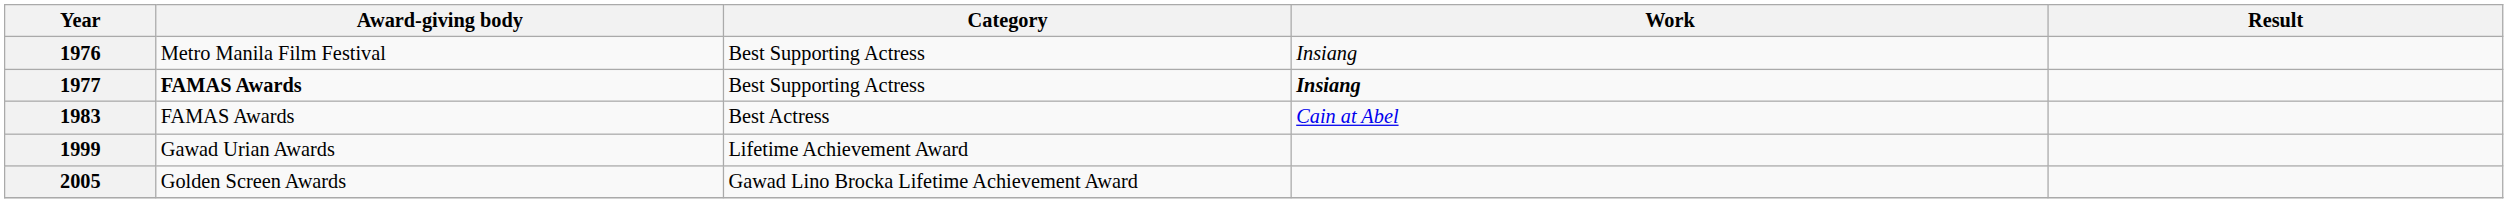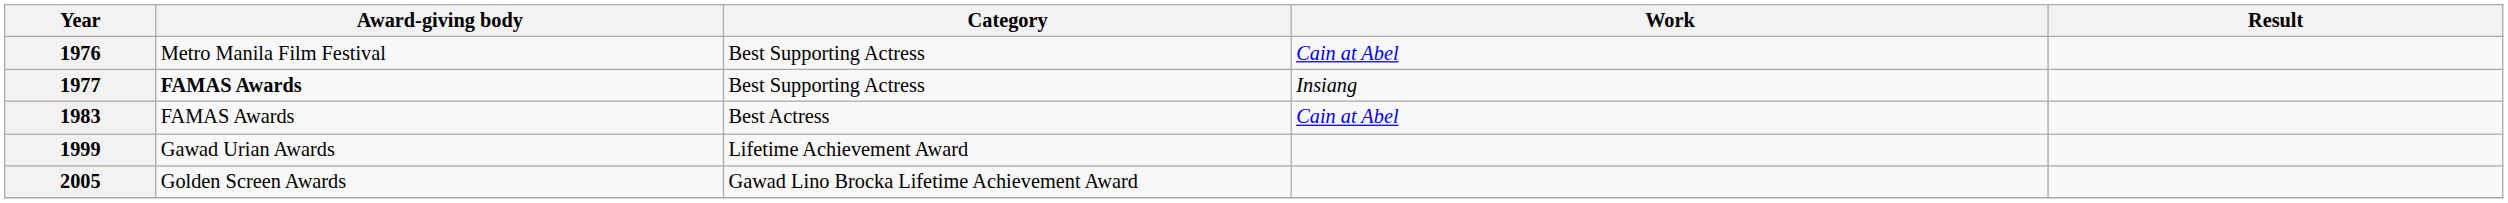(1327, 52) Insiang -> (1347, 52) Cain at Abel
(1328, 85) bold -> (1327, 85) normal
